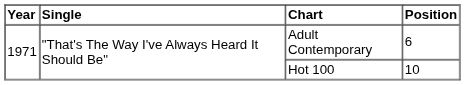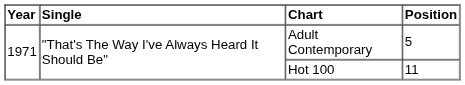(408, 42) 6 -> (408, 42) 5
(412, 69) 10 -> (412, 69) 11
